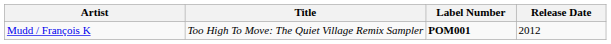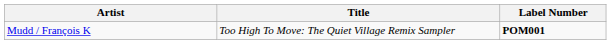- column: (561, 13)
